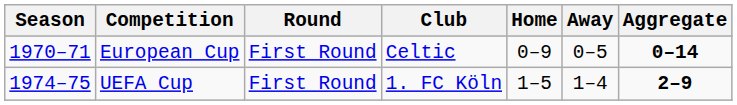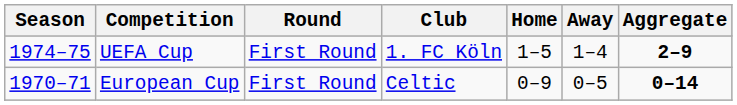rows swapped: (170, 52) <-> (146, 84)
